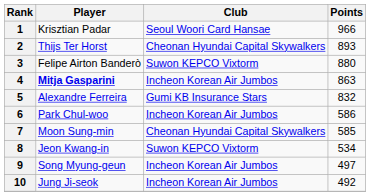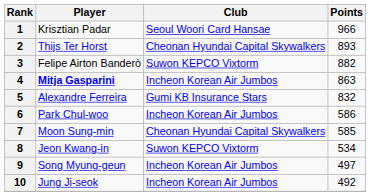(347, 64) 880 -> (347, 64) 882
